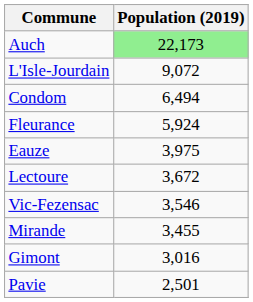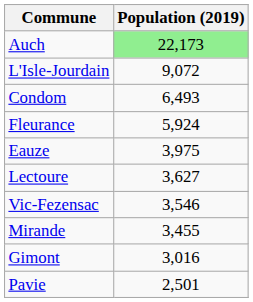(181, 97) 6,494 -> (181, 97) 6,493
(181, 177) 3,672 -> (181, 177) 3,627
